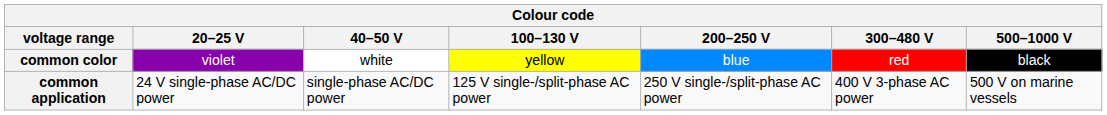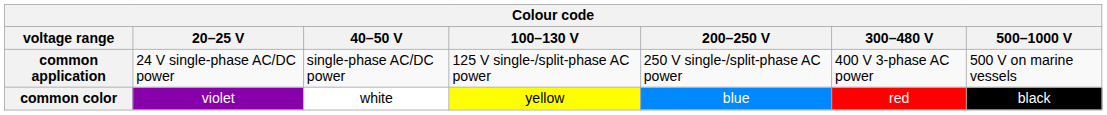rows swapped: (69, 60) <-> (69, 90)
